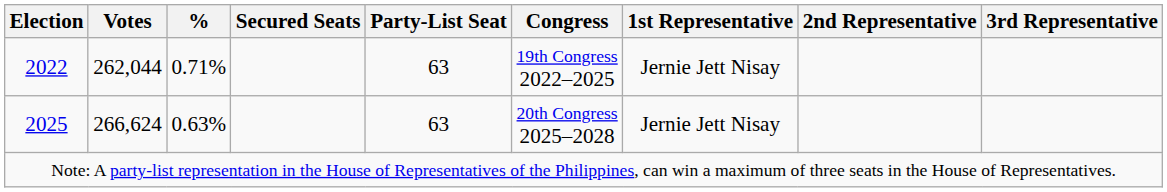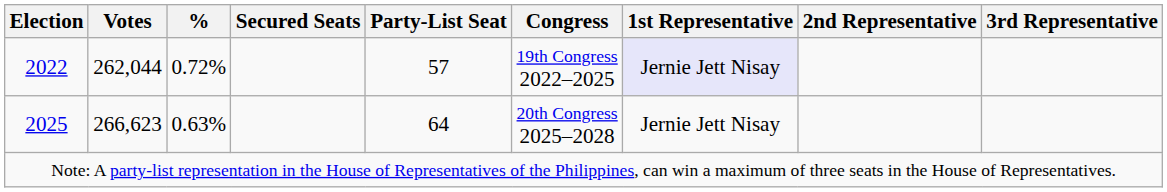(199, 66) 0.71% -> (199, 66) 0.72%
(438, 66) 63 -> (438, 66) 57
(710, 66) no background -> (710, 66) lavender background
(128, 123) 266,624 -> (128, 123) 266,623
(438, 123) 63 -> (438, 123) 64
